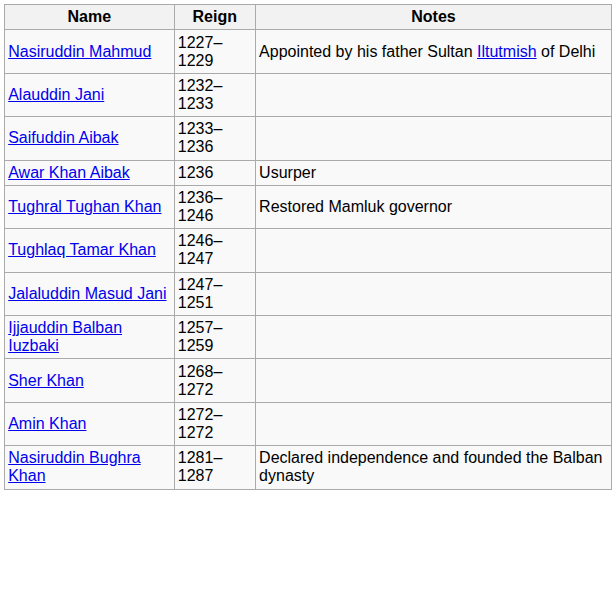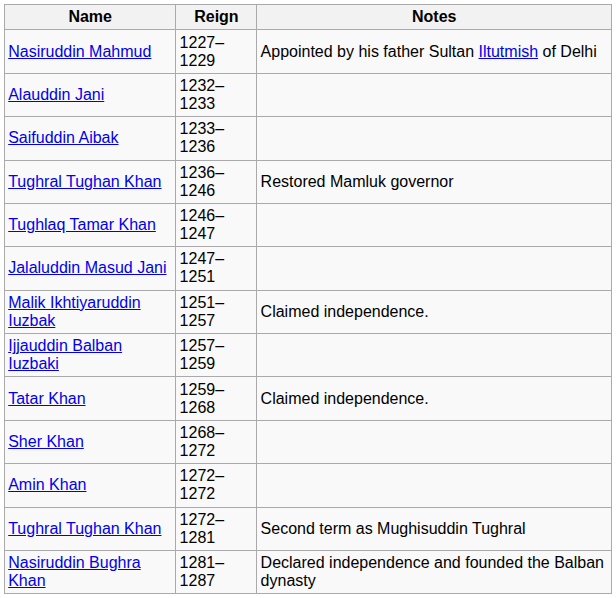- row: (69, 172)
+ row: (74, 311)
+ row: (47, 398)
+ row: (85, 528)
